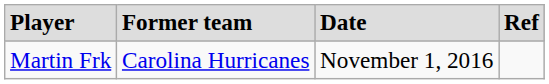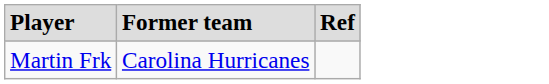- column: (343, 22)
